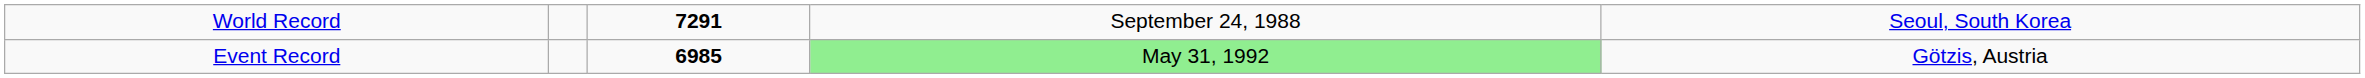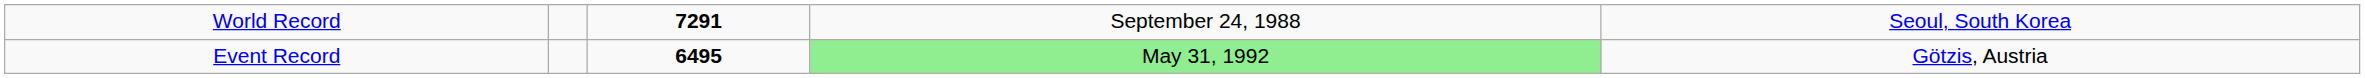(699, 56) 6985 -> (699, 56) 6495
